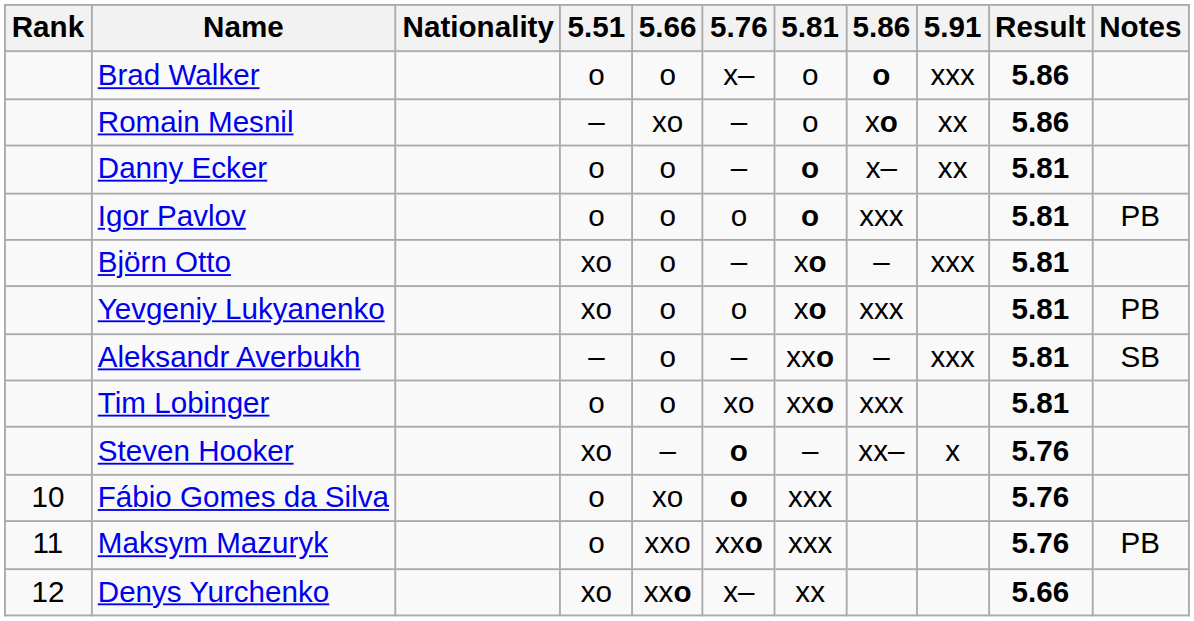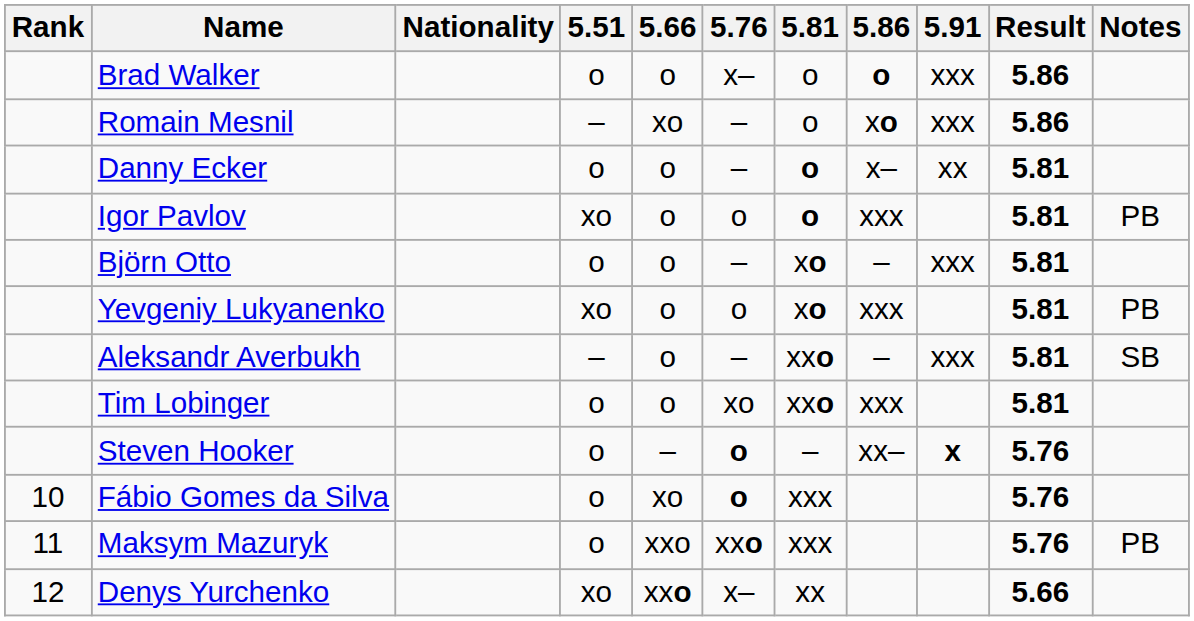(953, 121) xx -> (953, 121) xxx
(596, 215) o -> (596, 215) xo
(596, 262) xo -> (596, 262) o
(596, 450) xo -> (596, 450) o
(953, 450) normal -> (953, 450) bold
